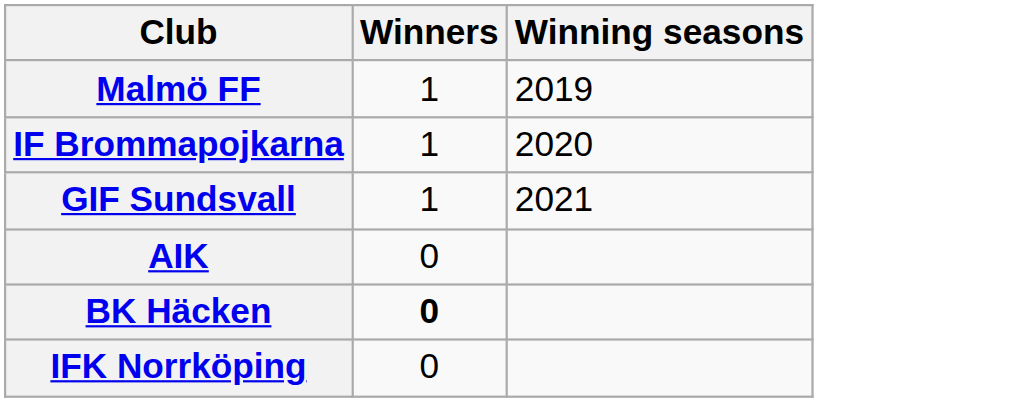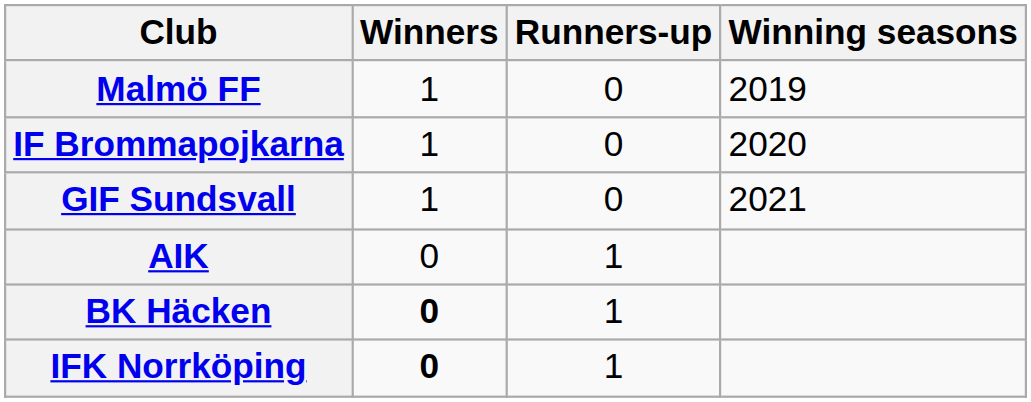+ column: (614, 32)
(429, 367) normal -> (429, 367) bold
